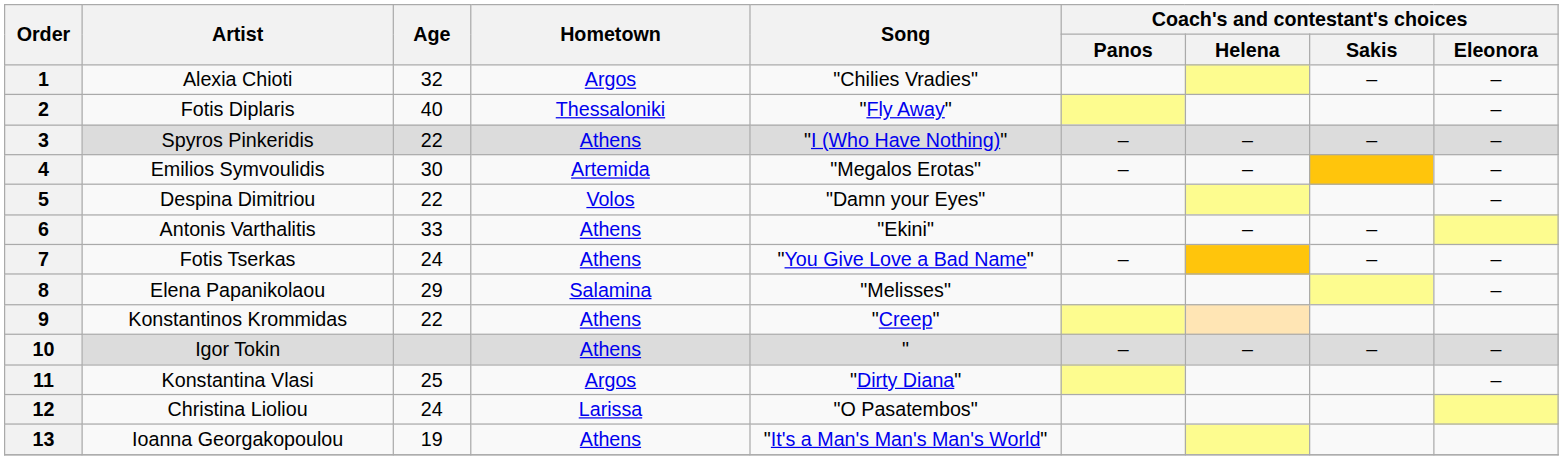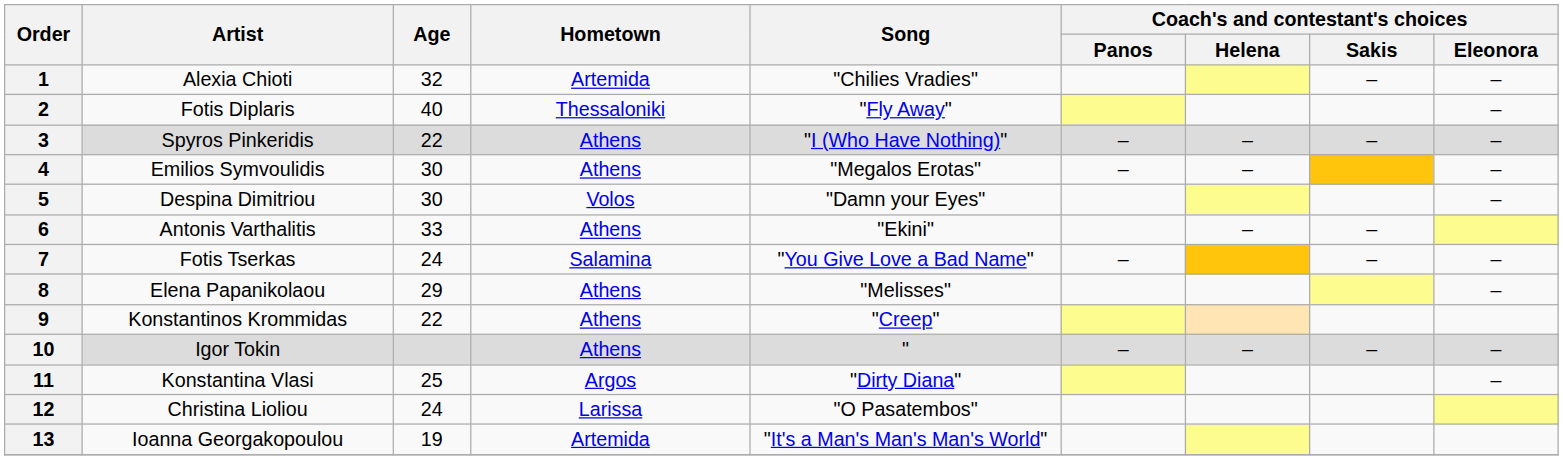(610, 80) Argos -> (610, 80) Artemida
(610, 170) Artemida -> (610, 170) Athens
(432, 199) 22 -> (432, 199) 30
(610, 259) Athens -> (610, 259) Salamina
(610, 289) Salamina -> (610, 289) Athens
(610, 439) Athens -> (610, 439) Artemida
